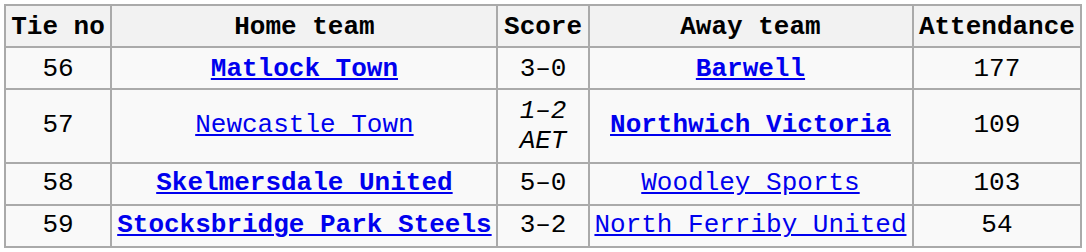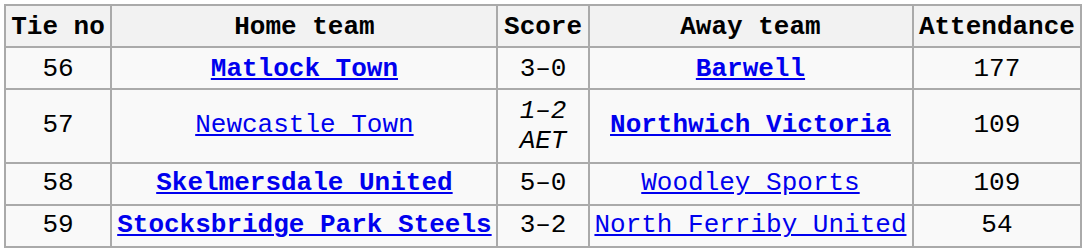(997, 183) 103 -> (997, 183) 109
